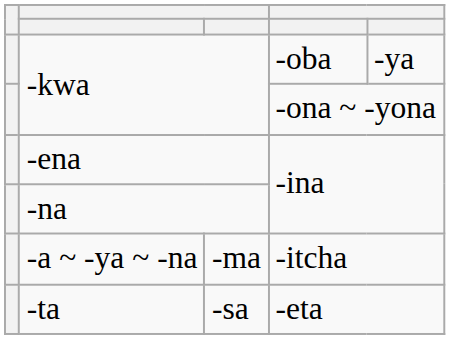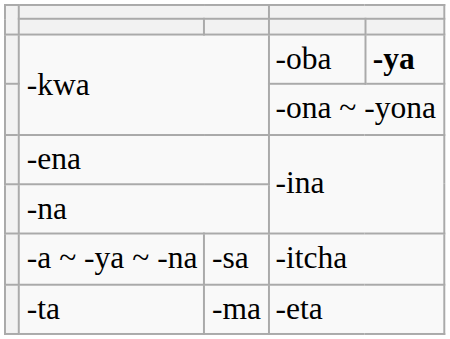(394, 58) normal -> (394, 58) bold
(236, 258) -ma -> (230, 258) -sa
(230, 308) -sa -> (236, 308) -ma
